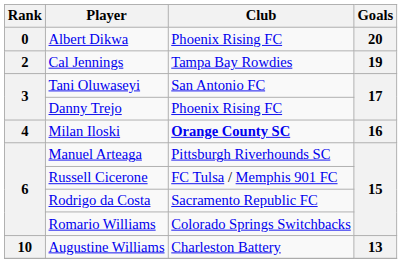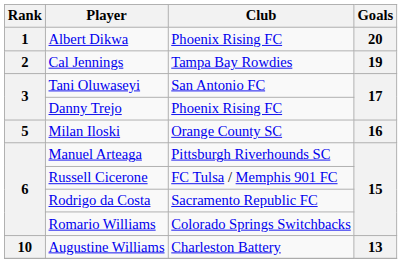(25, 39) 0 -> (25, 39) 1
(25, 131) 4 -> (25, 131) 5
(231, 131) bold -> (227, 131) normal
